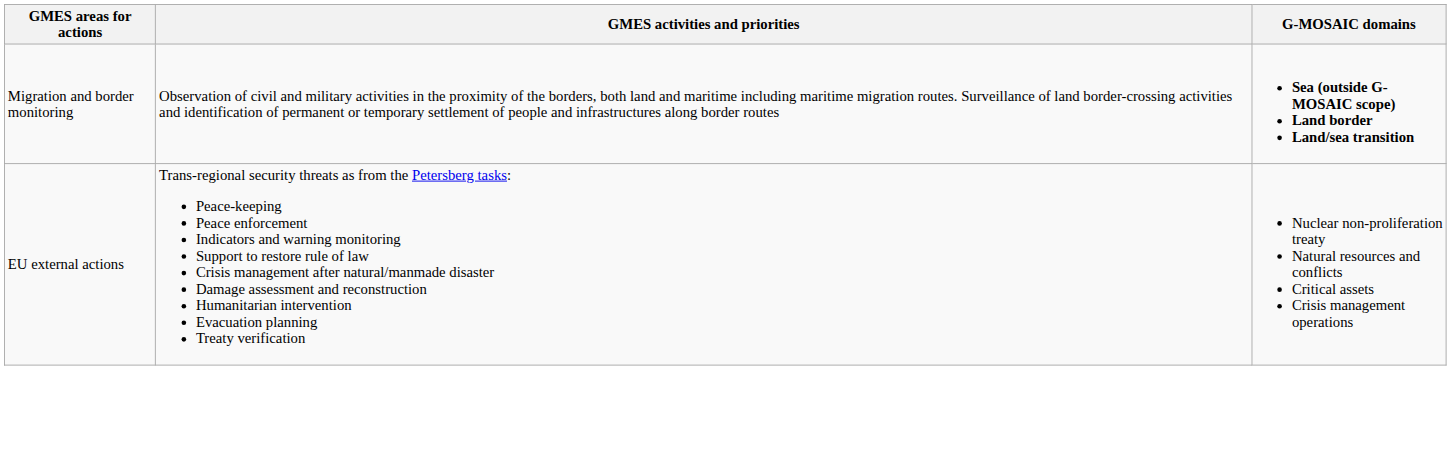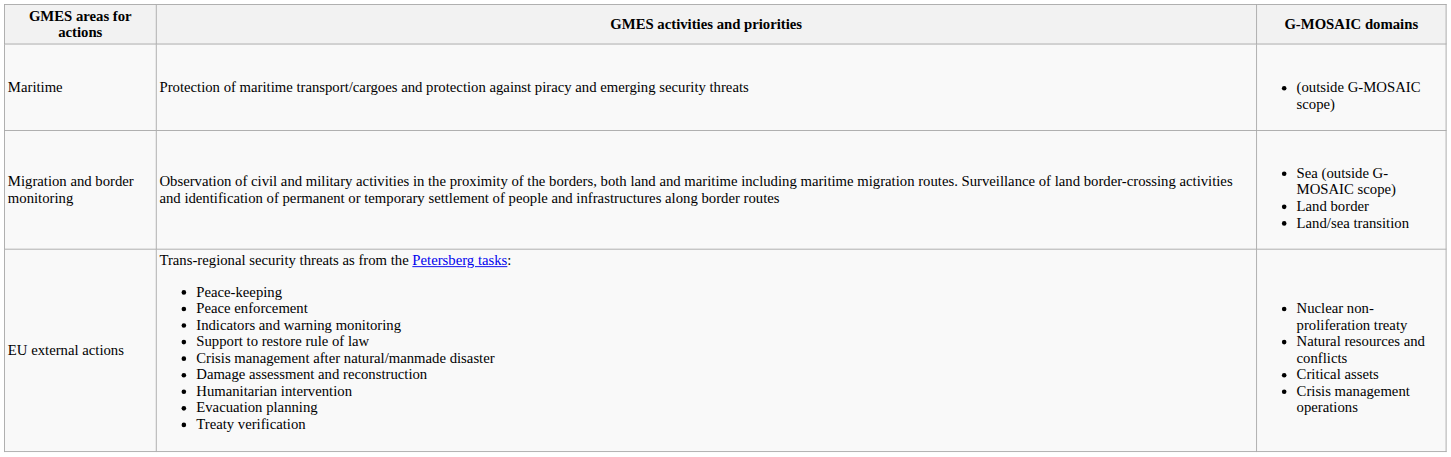+ row: (35, 87)
(1349, 112) bold -> (1351, 198) normal
